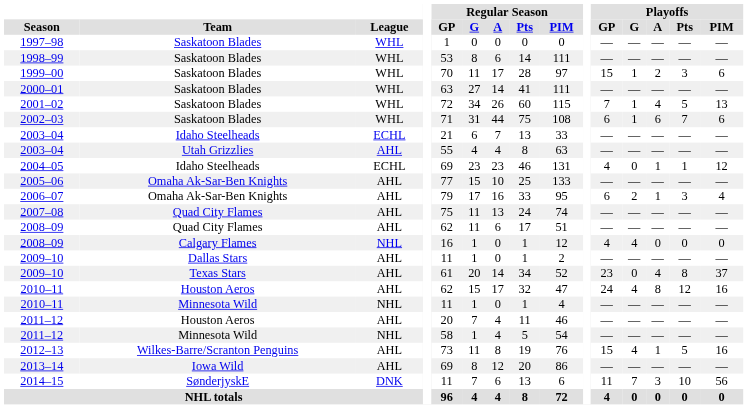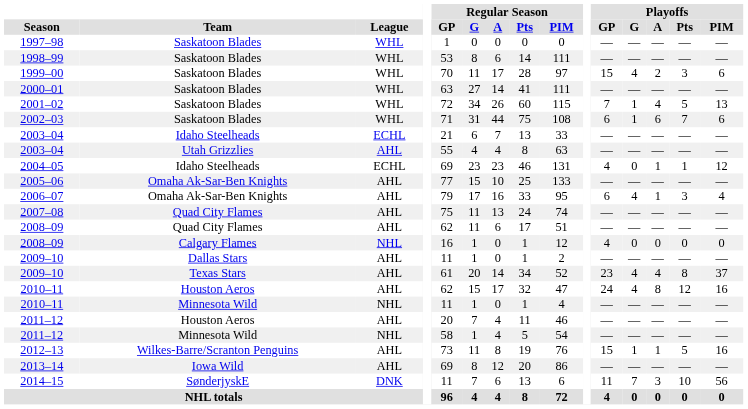(634, 73) 1 -> (634, 73) 4
(634, 196) 2 -> (634, 196) 4
(634, 242) 4 -> (634, 242) 0
(634, 273) 0 -> (634, 273) 4
(634, 350) 4 -> (634, 350) 1
